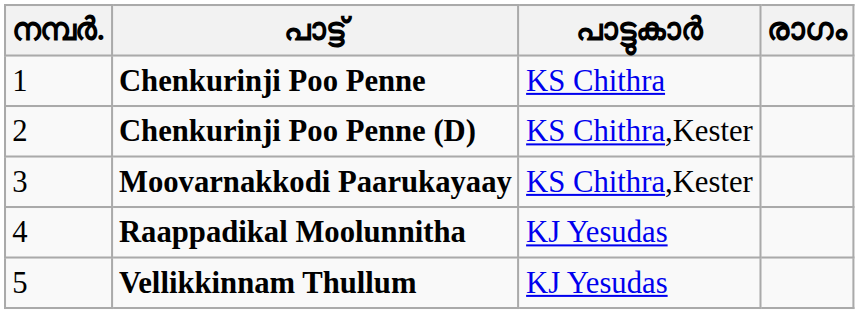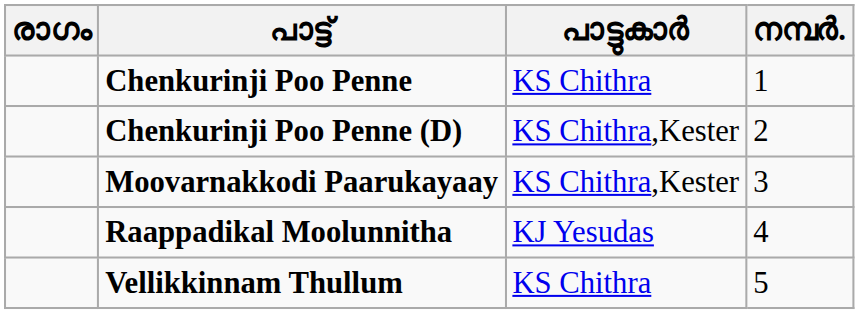columns swapped: (58, 30) <-> (806, 30)
(597, 283) KJ Yesudas -> (582, 283) KS Chithra
